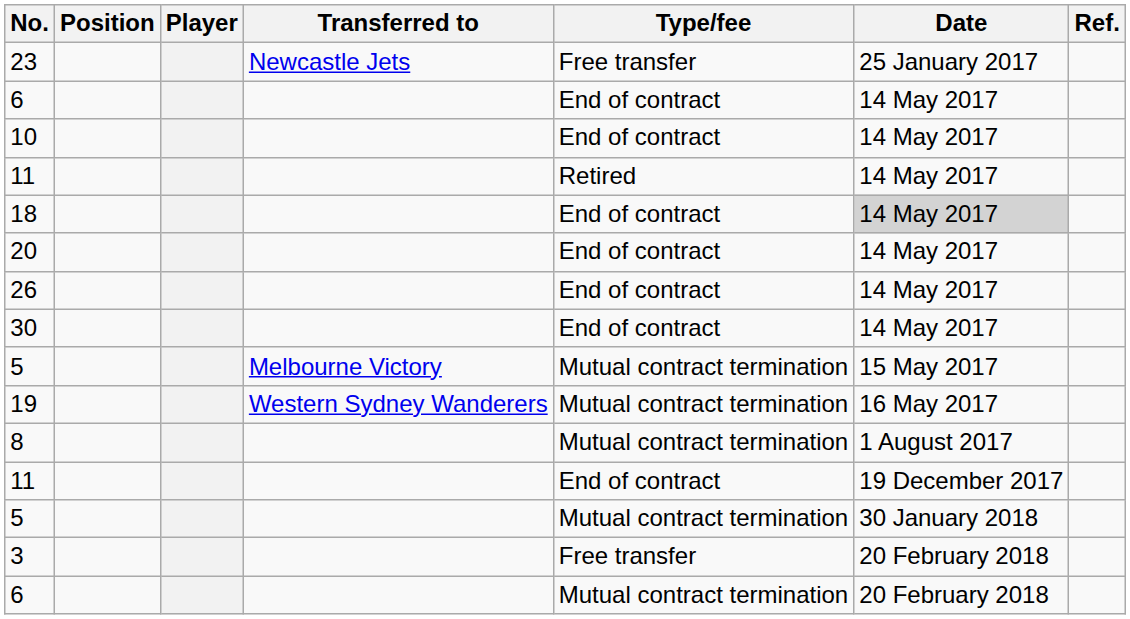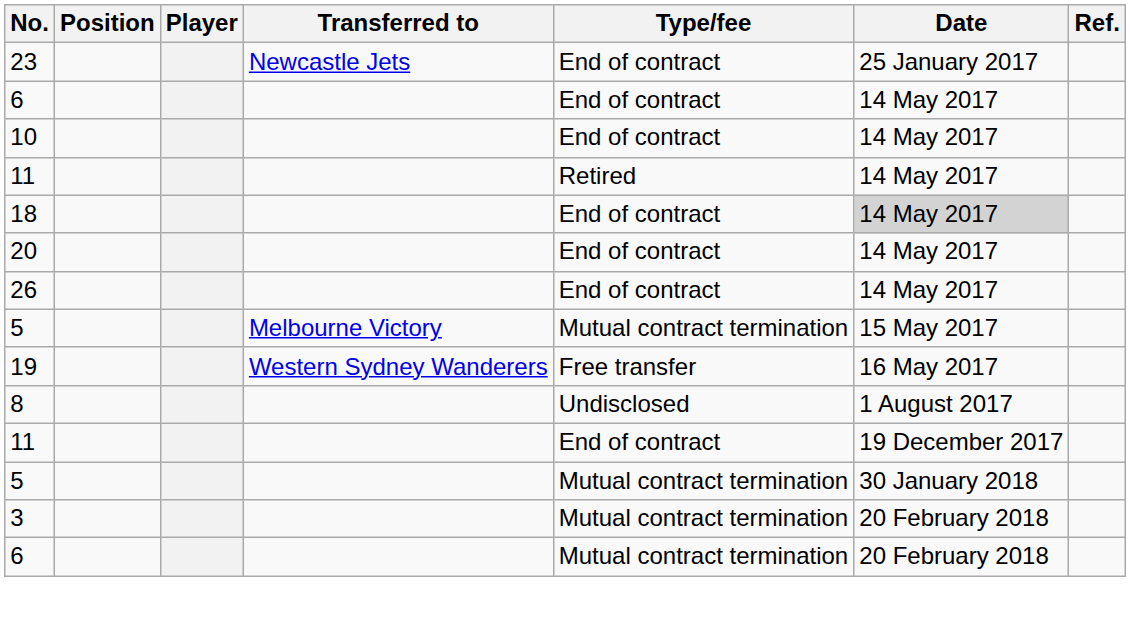(627, 61) Free transfer -> (639, 61) End of contract
- row: (24, 328)
(703, 404) Mutual contract termination -> (627, 366) Free transfer
(703, 442) Mutual contract termination -> (624, 404) Undisclosed
(627, 556) Free transfer -> (703, 518) Mutual contract termination
